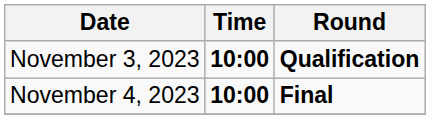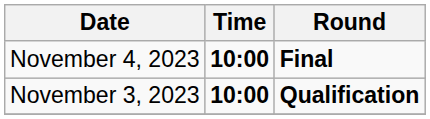rows swapped: (105, 59) <-> (105, 95)
